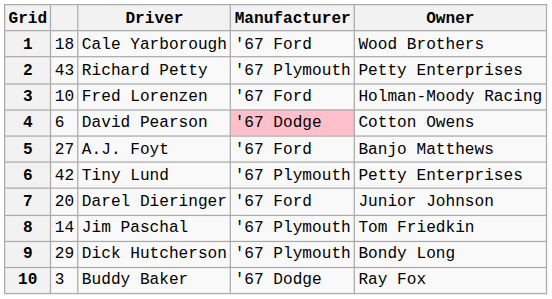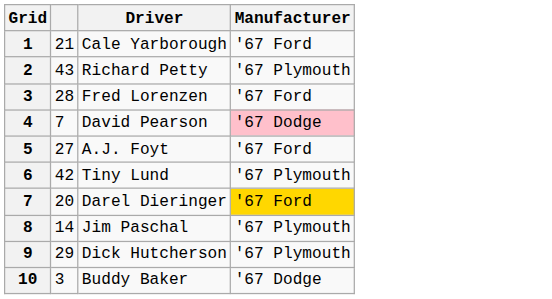- column: (450, 18)
(65, 44) 18 -> (65, 44) 21
(65, 97) 10 -> (65, 97) 28
(60, 123) 6 -> (60, 123) 7
(273, 202) no background -> (273, 202) gold background
